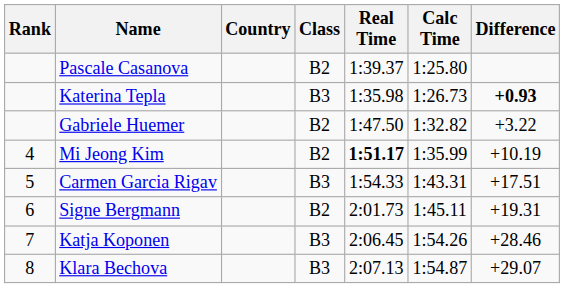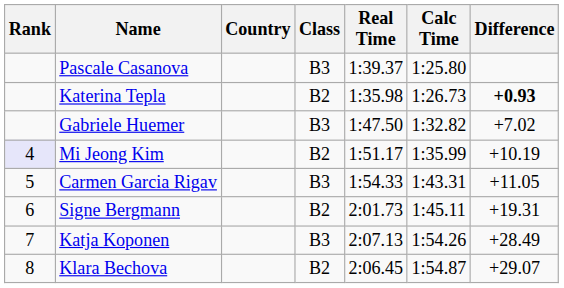(319, 67) B2 -> (319, 67) B3
(319, 96) B3 -> (319, 96) B2
(319, 125) B2 -> (319, 125) B3
(516, 125) +3.22 -> (515, 125) +7.02
(30, 153) no background -> (30, 153) lavender background
(376, 153) bold -> (376, 153) normal
(516, 182) +17.51 -> (515, 182) +11.05
(376, 239) 2:06.45 -> (376, 239) 2:07.13
(516, 239) +28.46 -> (515, 239) +28.49
(319, 268) B3 -> (319, 268) B2
(376, 268) 2:07.13 -> (376, 268) 2:06.45
